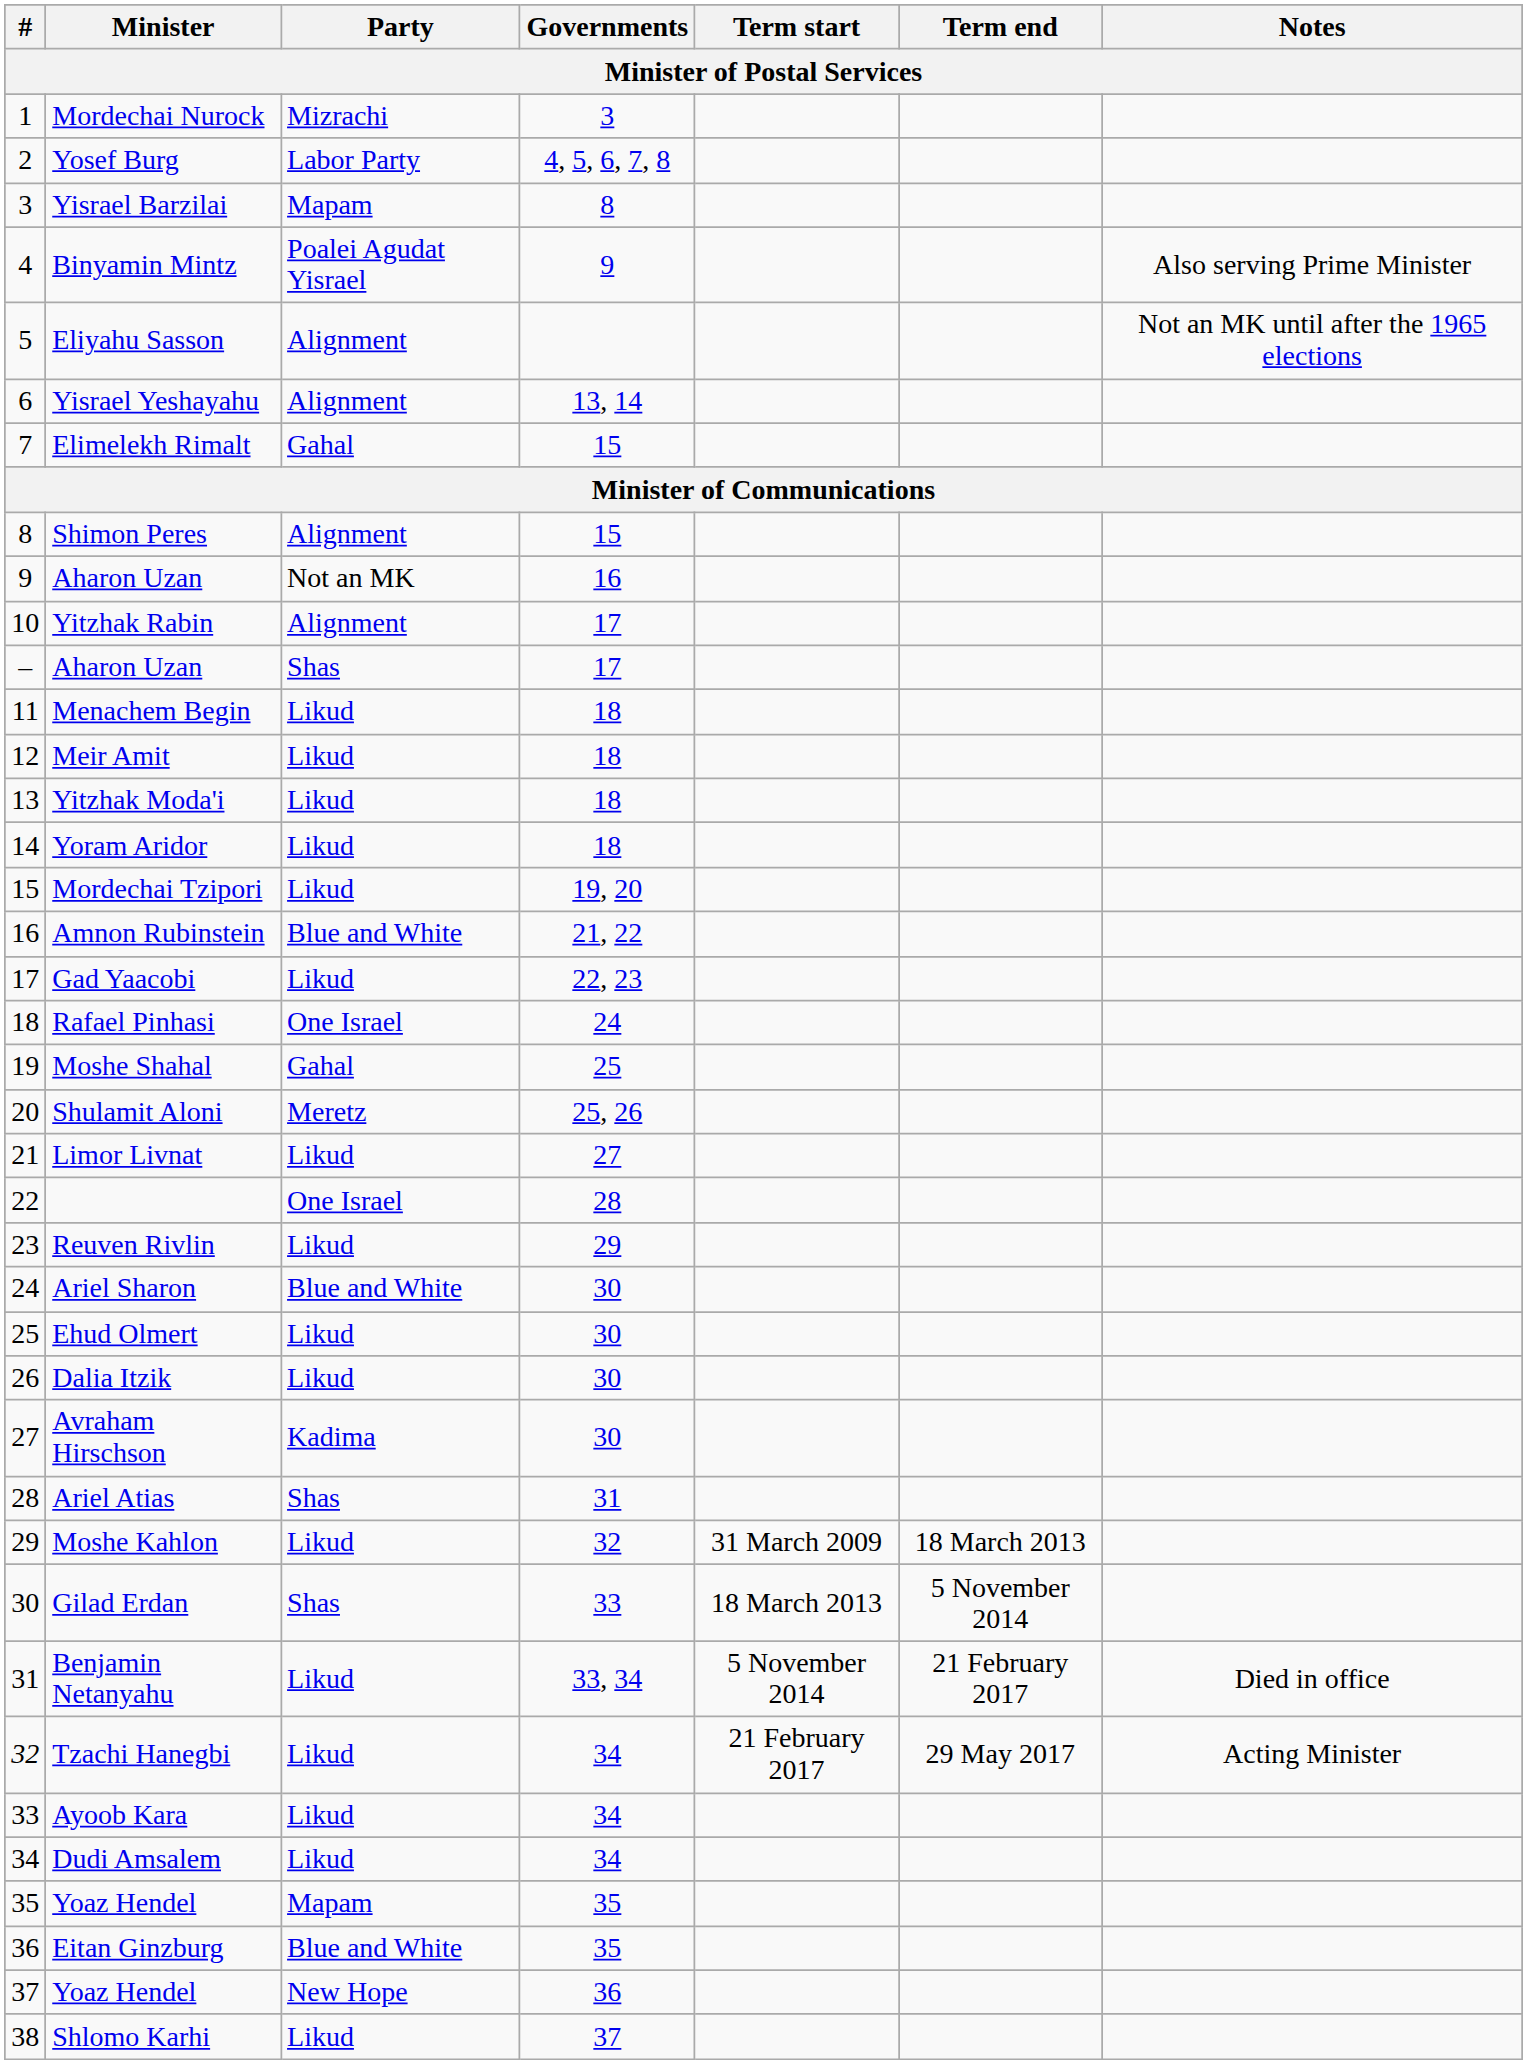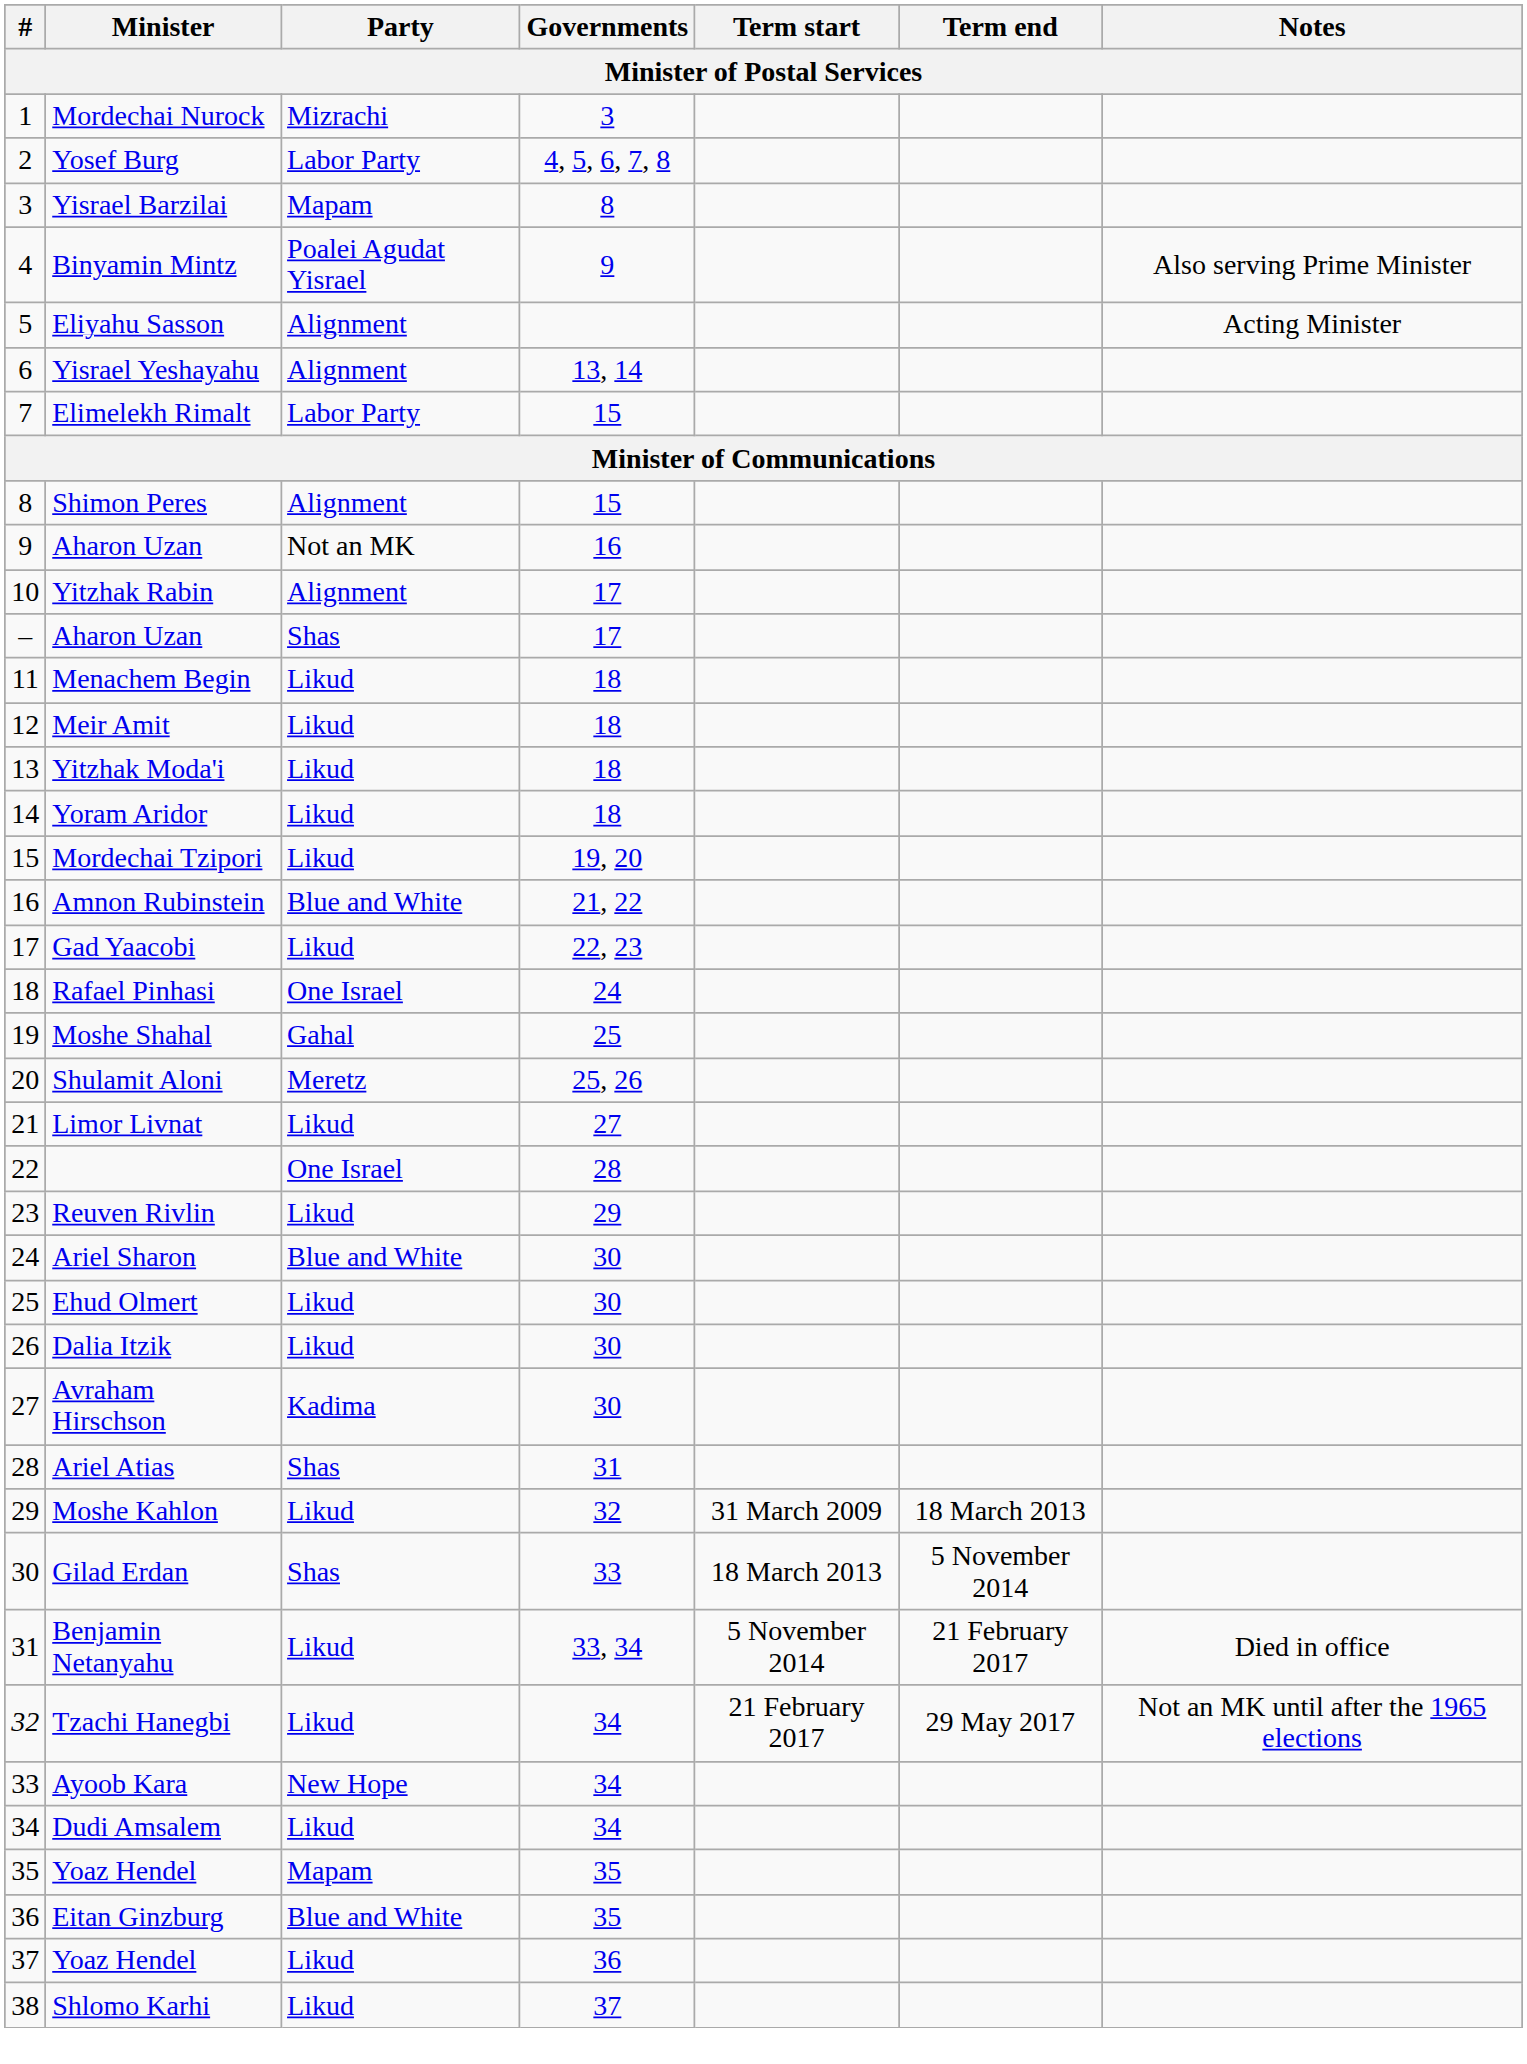(1312, 340) Not an MK until after the 1965 elections -> (1312, 324) Acting Minister
(320, 444) Gahal -> (354, 413) Labor Party
(1312, 1754) Acting Minister -> (1312, 1722) Not an MK until after the 1965 elections
(321, 1814) Likud -> (347, 1782) New Hope
(347, 1991) New Hope -> (321, 1960) Likud
